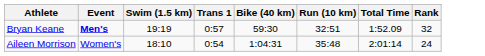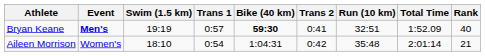+ column: (317, 13)
(265, 28) normal -> (265, 28) bold
(426, 28) 32 -> (466, 28) 40
(426, 44) 24 -> (466, 44) 21
